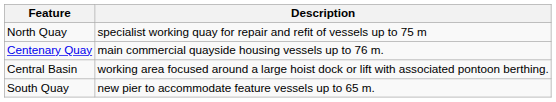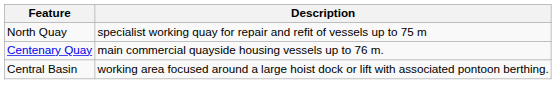- row: (38, 87)
